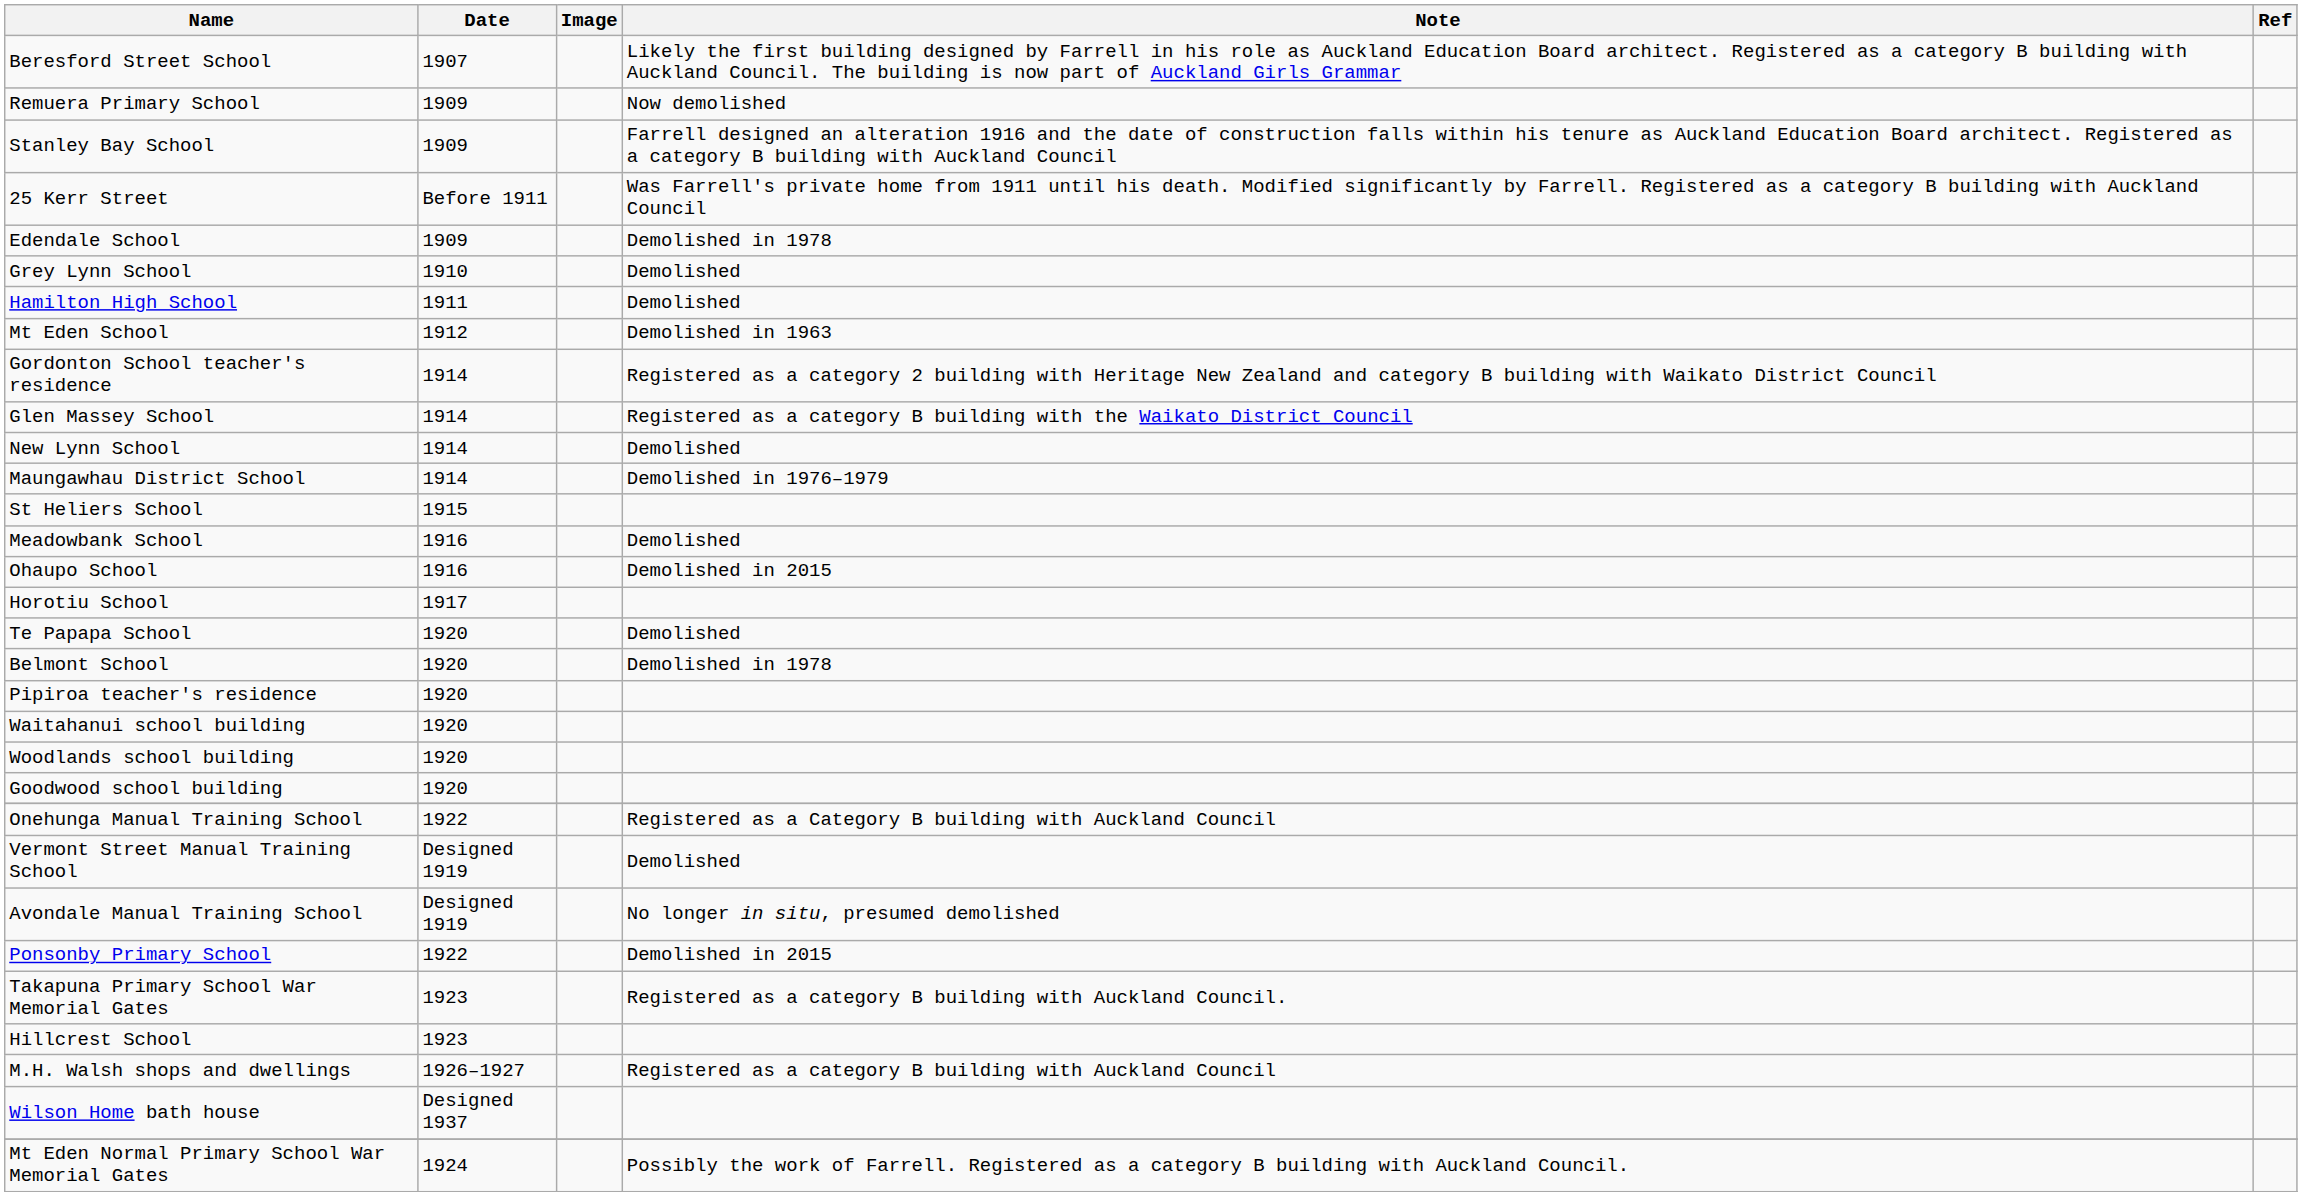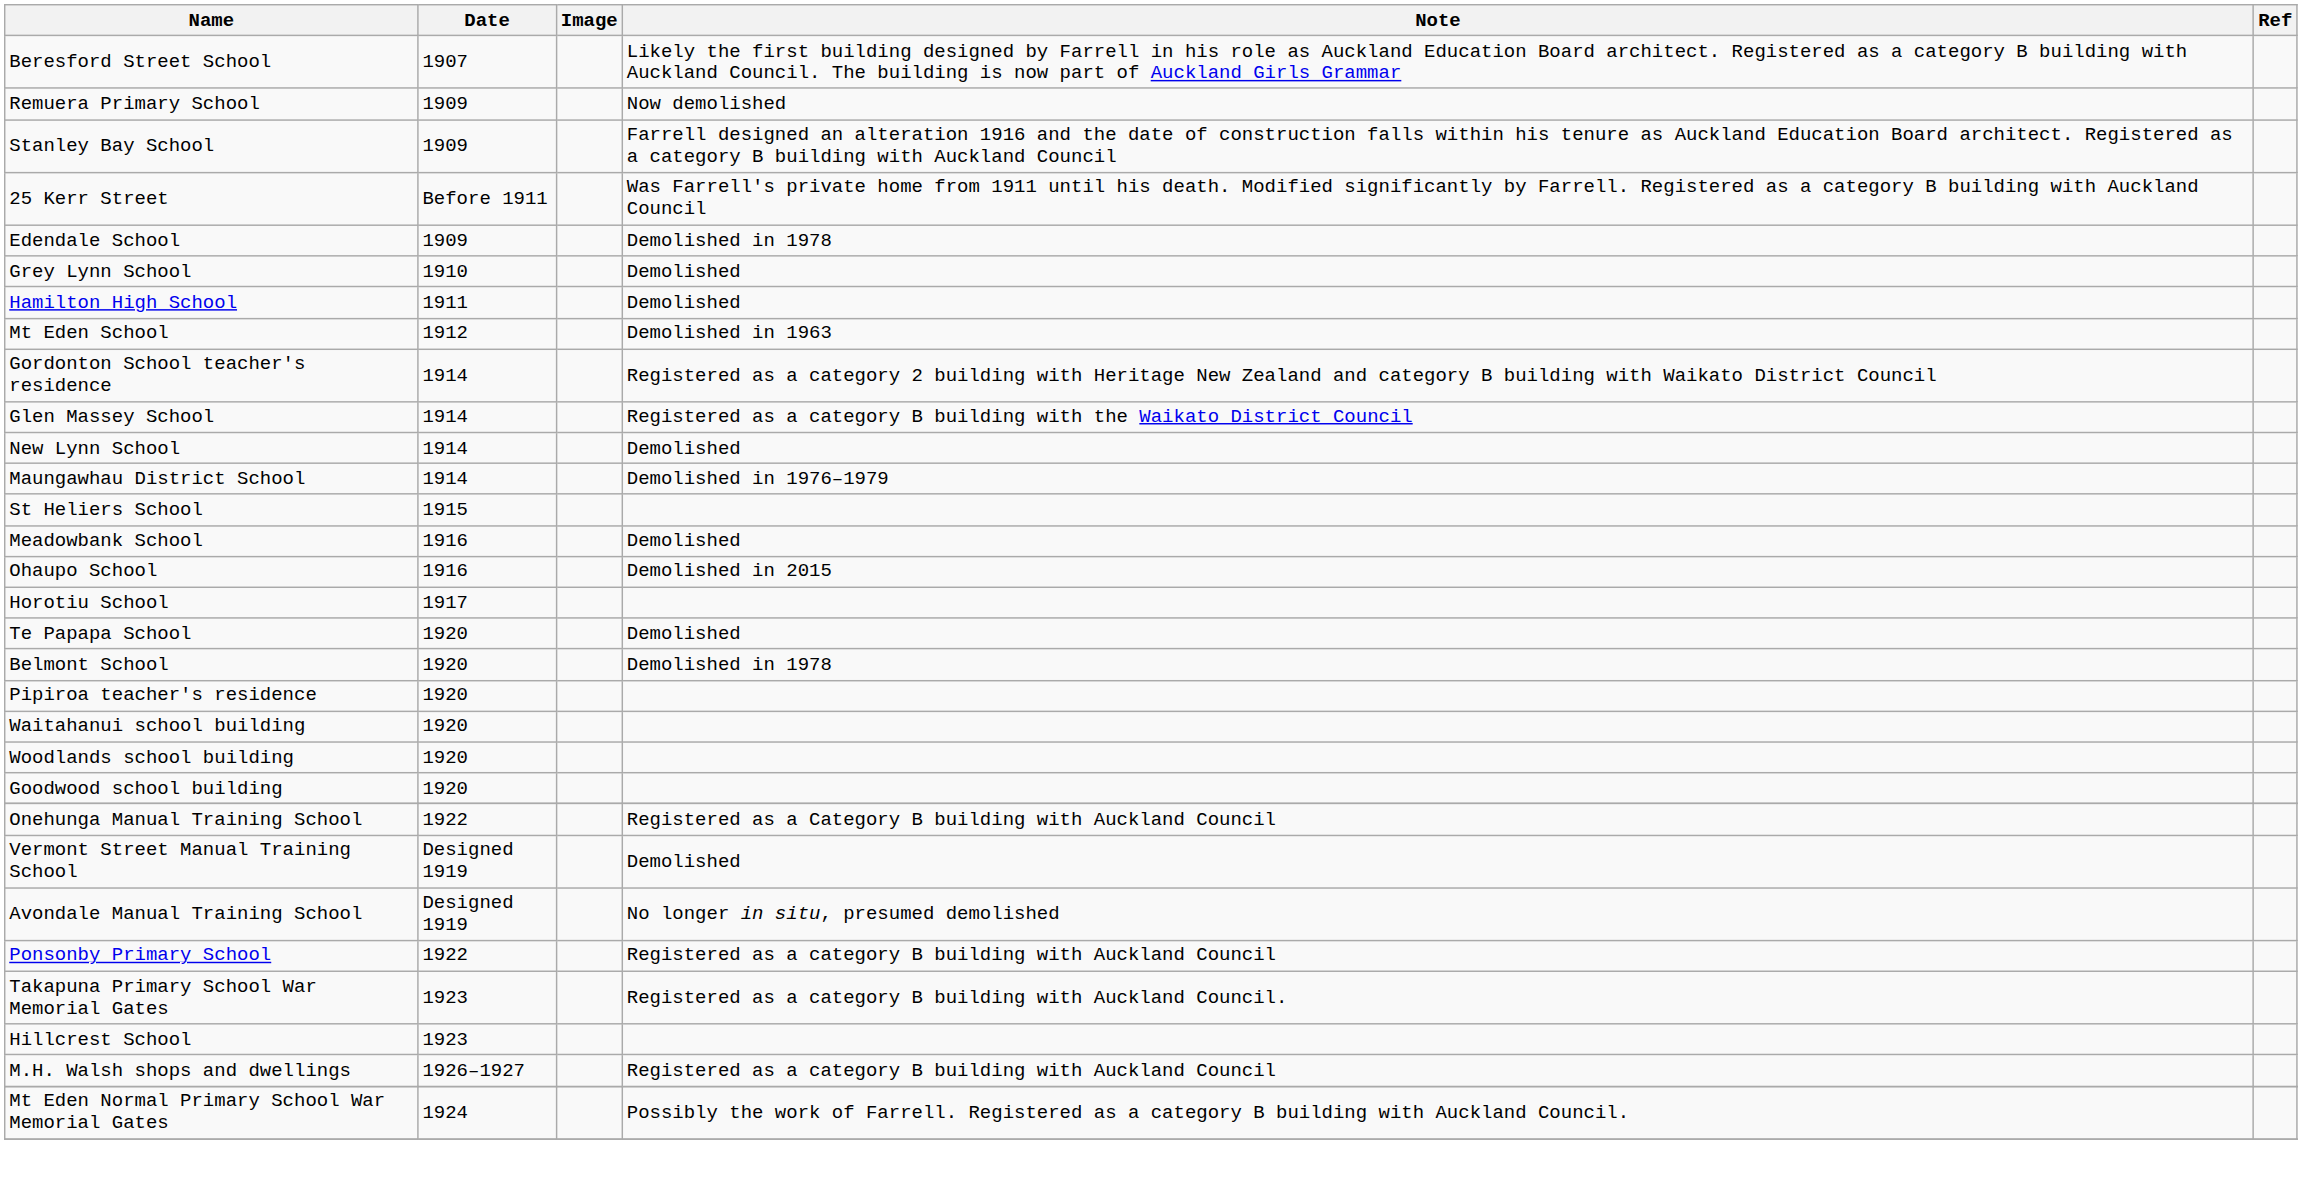(729, 956) Demolished in 2015 -> (951, 956) Registered as a category B building with Auckland Council
- row: (135, 1112)
